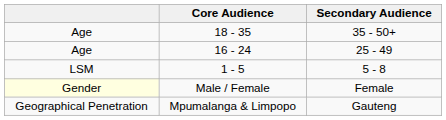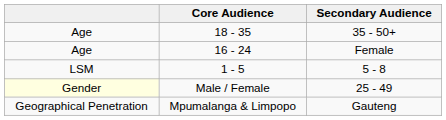(374, 50) 25 - 49 -> (374, 50) Female
(374, 87) Female -> (374, 87) 25 - 49
